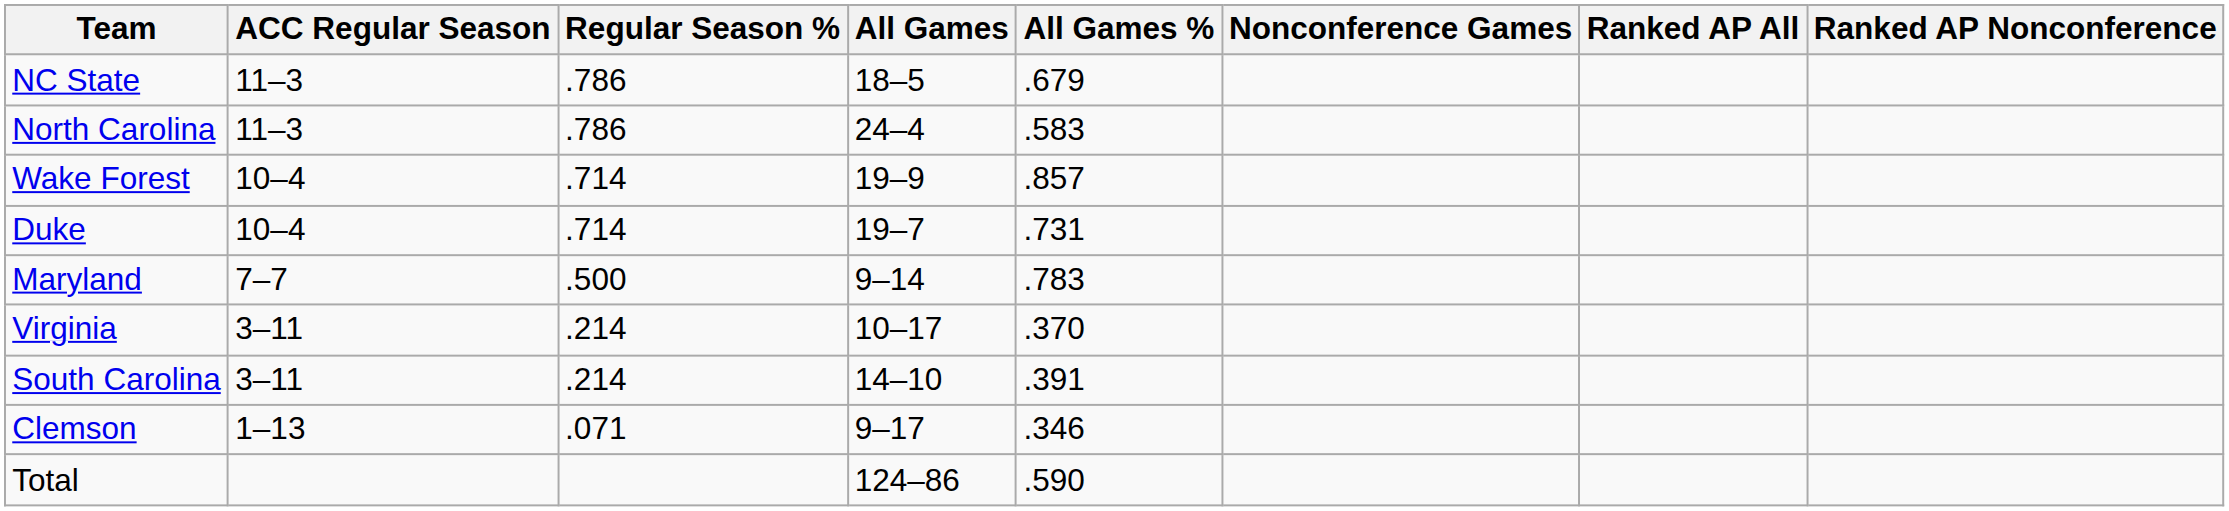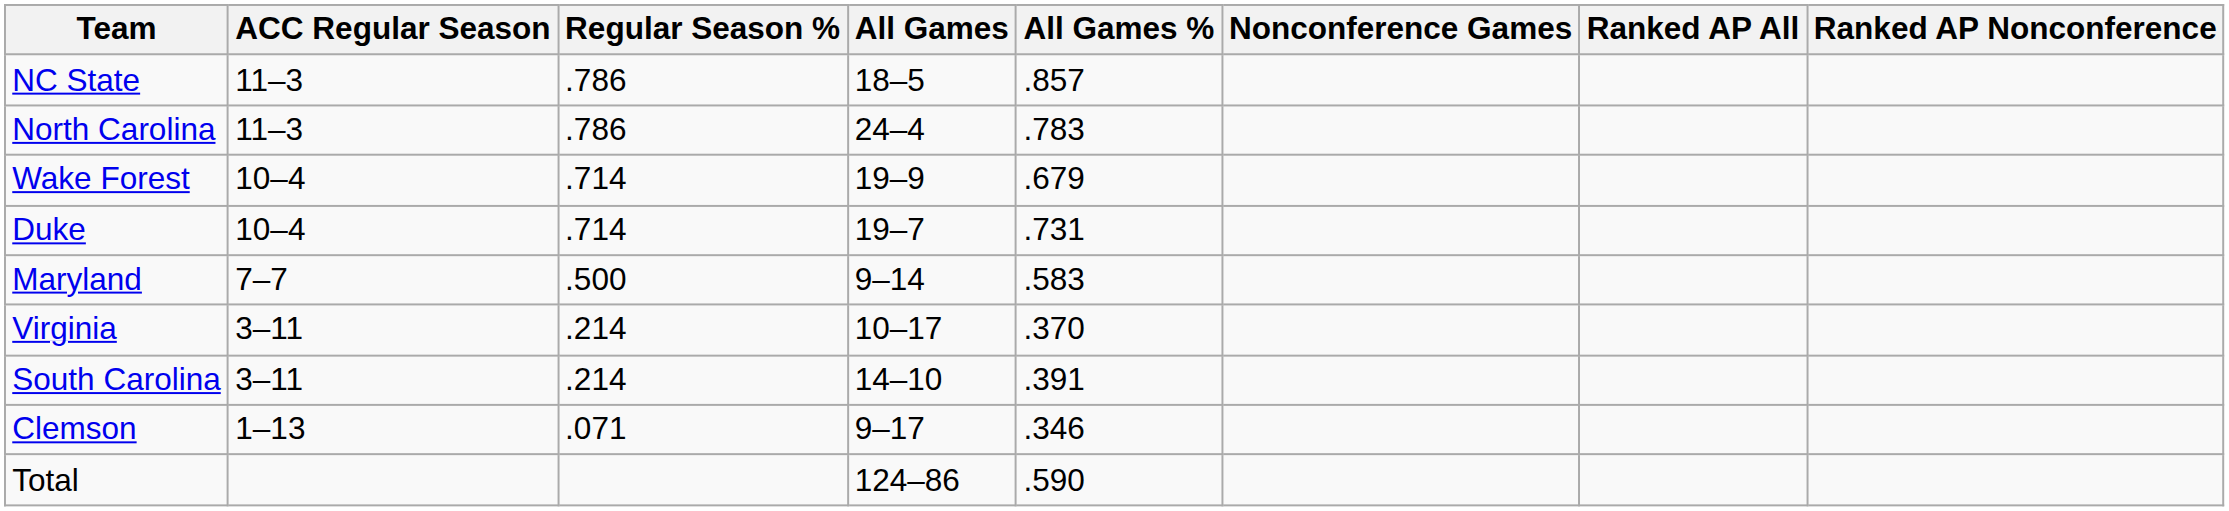(1054, 79) .679 -> (1054, 79) .857
(1054, 129) .583 -> (1054, 129) .783
(1054, 179) .857 -> (1054, 179) .679
(1054, 279) .783 -> (1054, 279) .583
